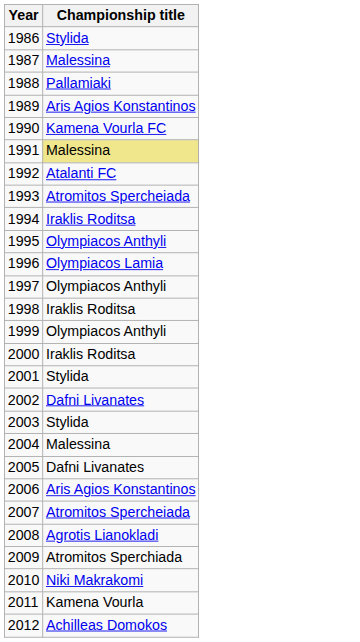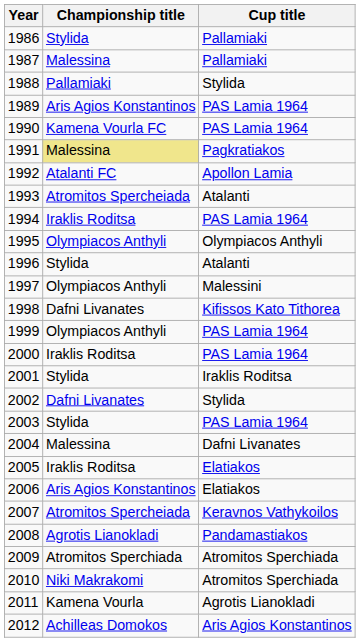+ column: (277, 15)
(105, 264) Olympiacos Lamia -> (67, 264) Stylida
(91, 309) Iraklis Roditsa -> (95, 309) Dafni Livanates
(95, 467) Dafni Livanates -> (91, 467) Iraklis Roditsa
